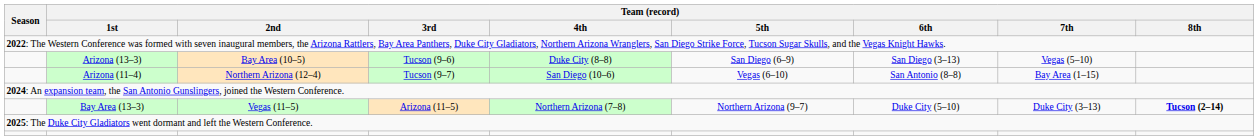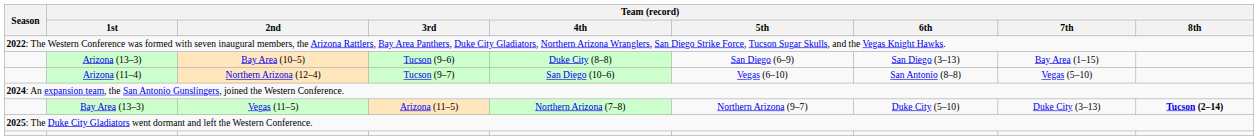(1067, 59) Vegas (5–10) -> (1067, 59) Bay Area (1–15)
(1067, 75) Bay Area (1–15) -> (1067, 75) Vegas (5–10)
